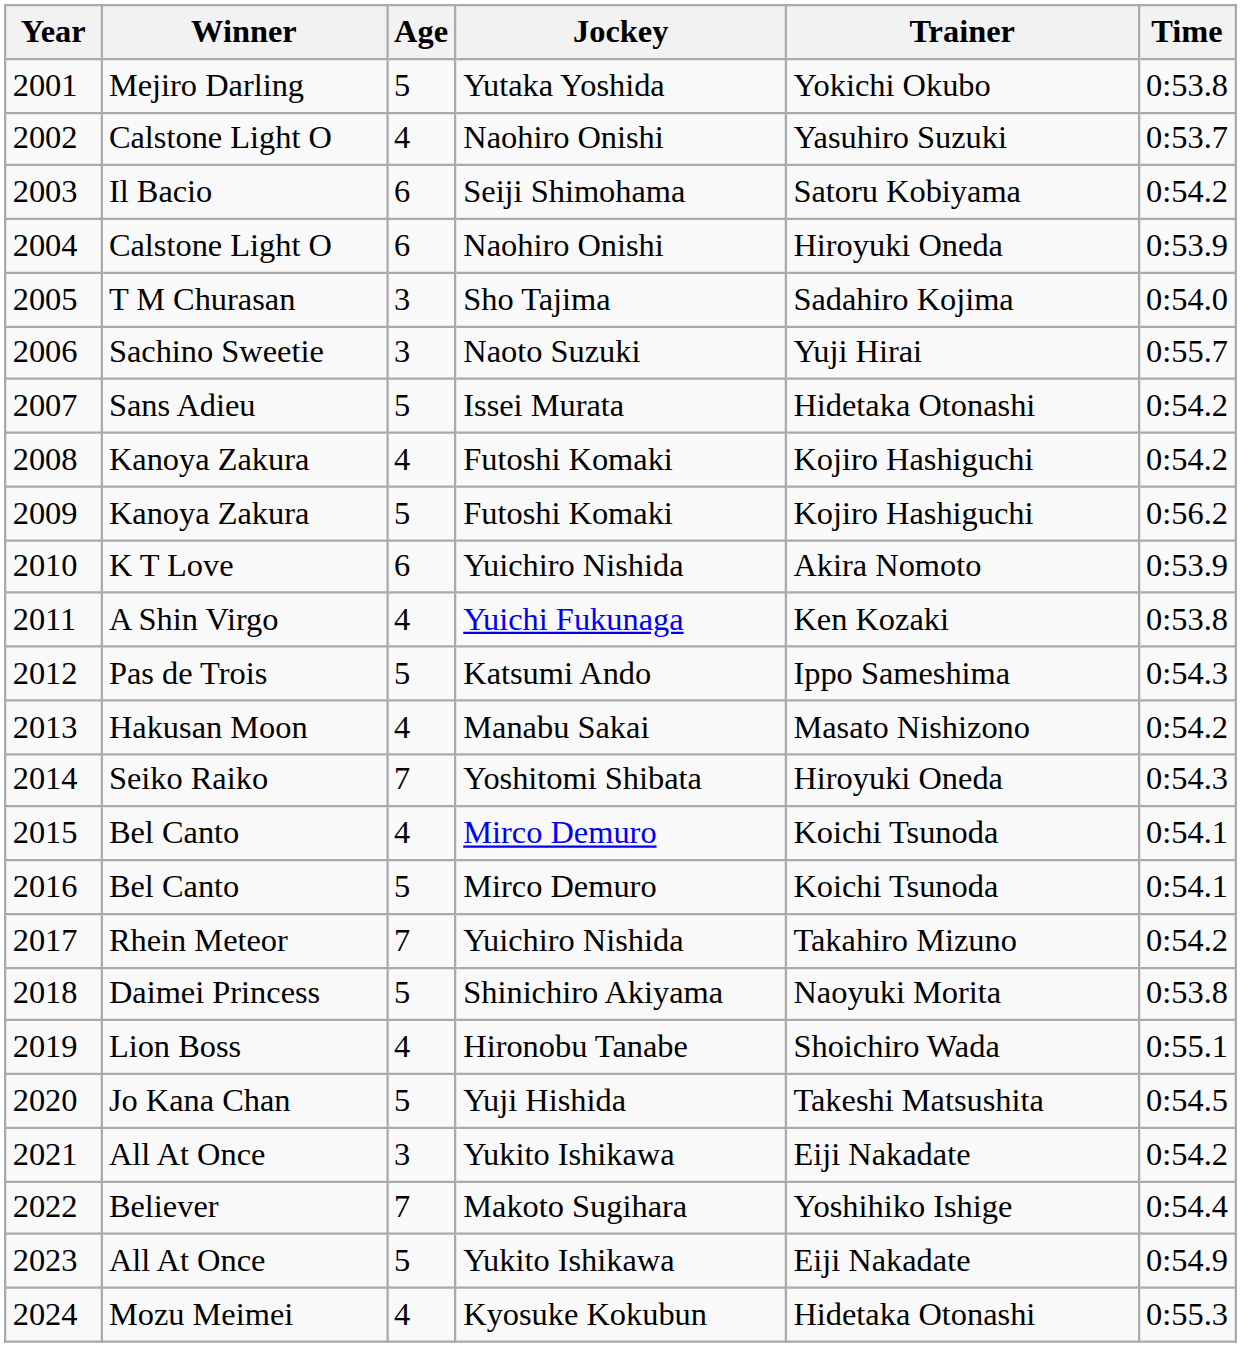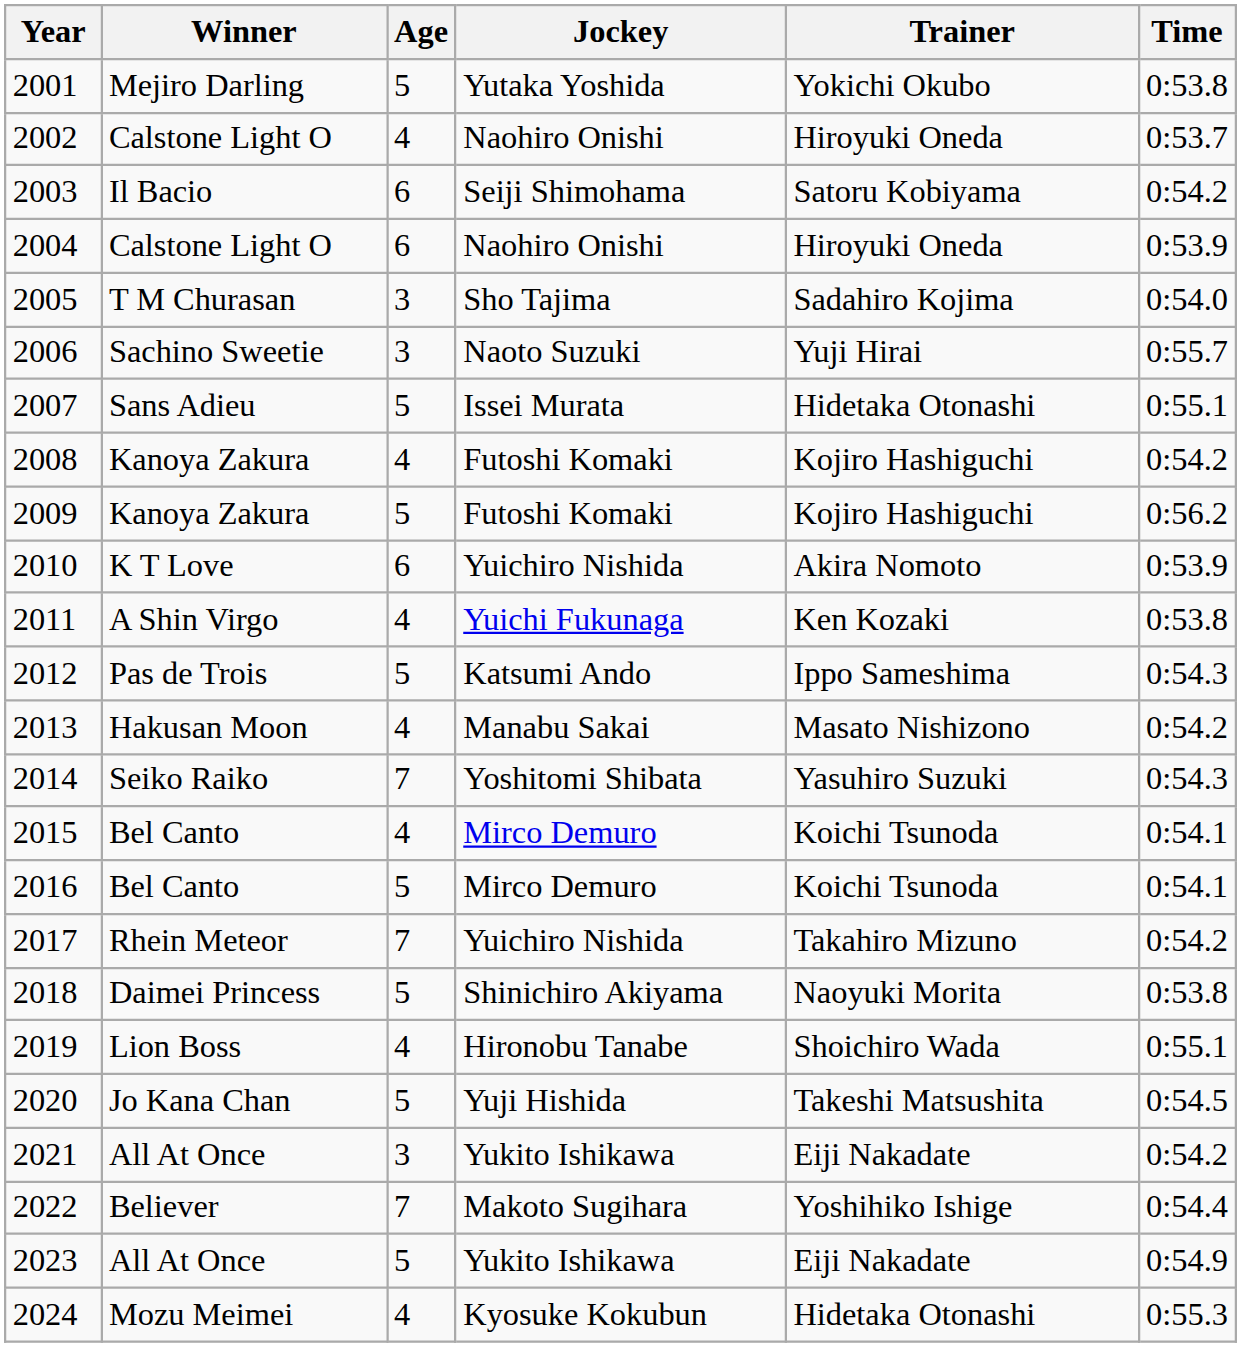(900, 138) Yasuhiro Suzuki -> (898, 138) Hiroyuki Oneda
(1187, 405) 0:54.2 -> (1187, 405) 0:55.1
(898, 779) Hiroyuki Oneda -> (900, 779) Yasuhiro Suzuki
